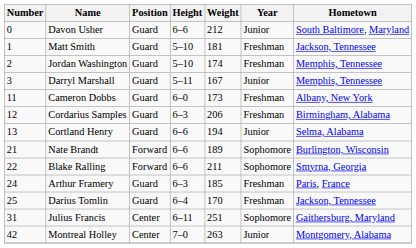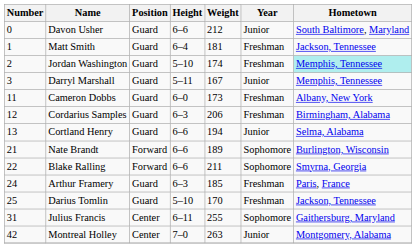(183, 47) 5–10 -> (180, 47) 6–4
(339, 64) no background -> (339, 64) paleturquoise background
(180, 200) 6–4 -> (183, 200) 5–10
(215, 217) 251 -> (215, 217) 255
